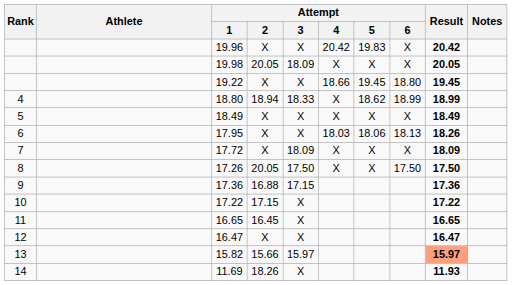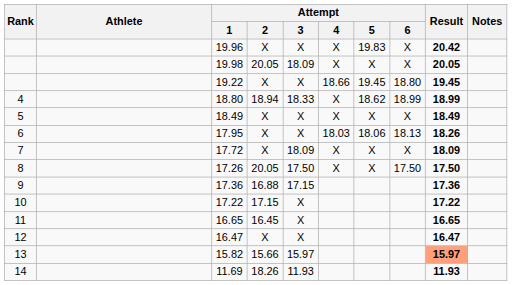(336, 47) 20.42 -> (336, 47) X
(301, 271) X -> (301, 271) 11.93
